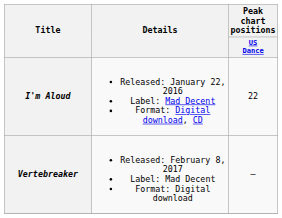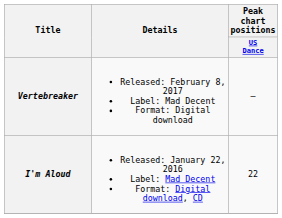rows swapped: (48, 96) <-> (48, 174)
